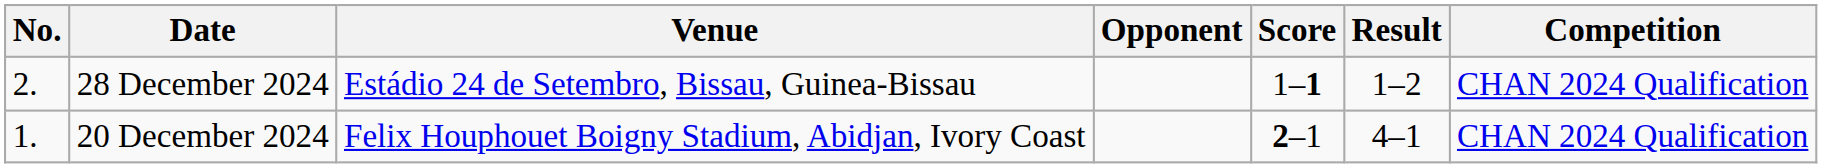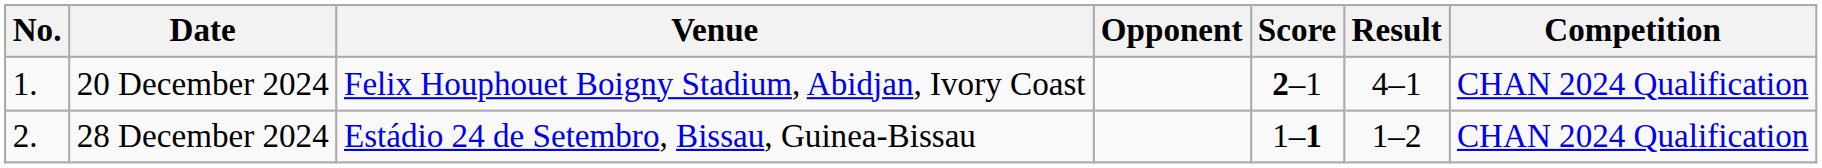rows swapped: (203, 135) <-> (203, 83)
